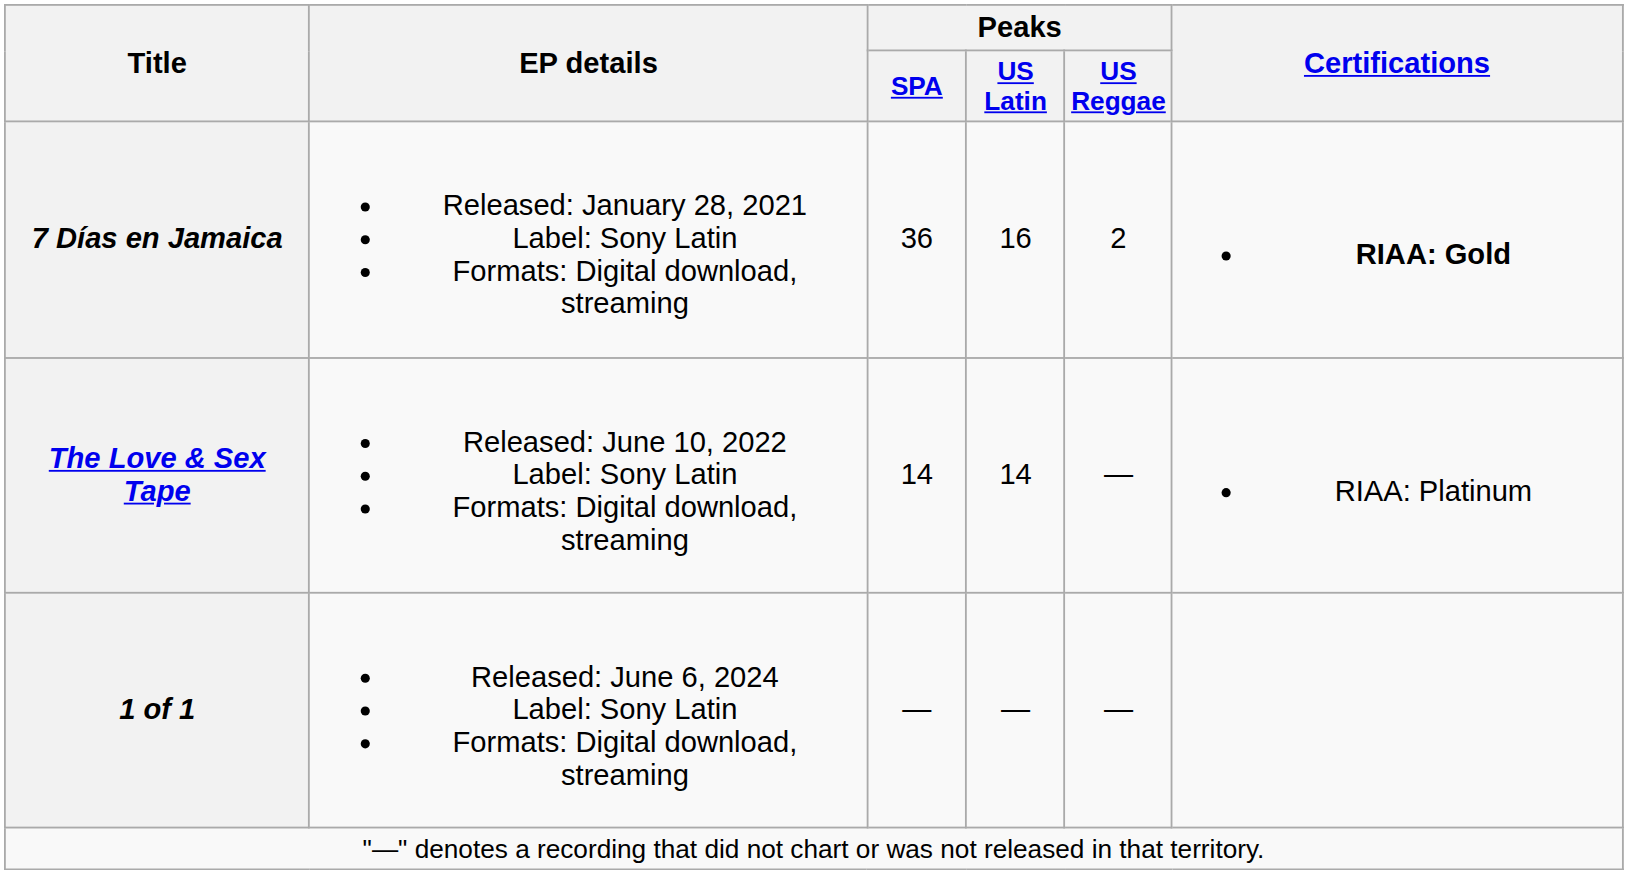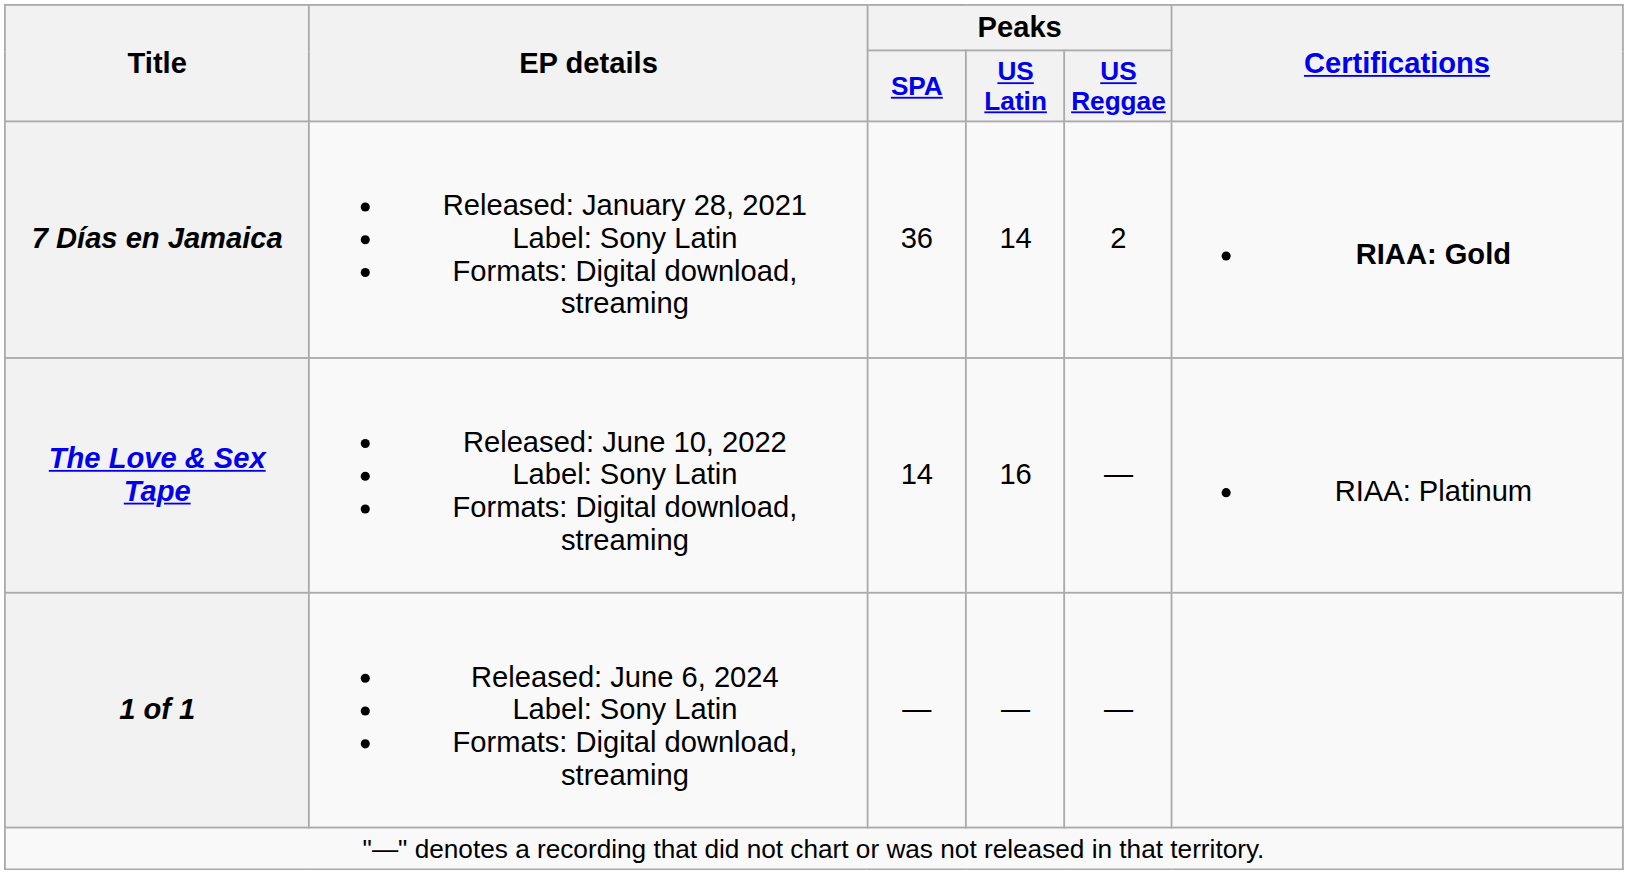(1016, 238) 16 -> (1016, 238) 14
(1016, 474) 14 -> (1016, 474) 16
